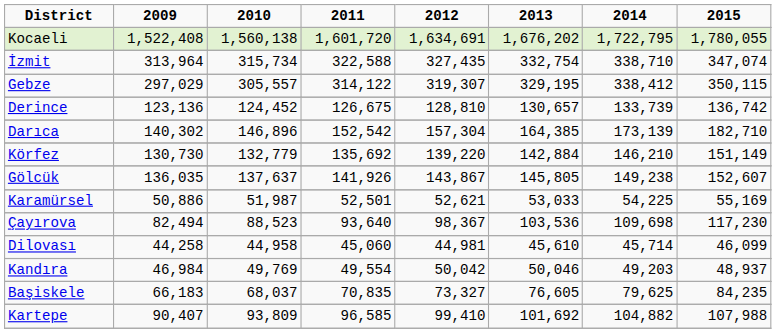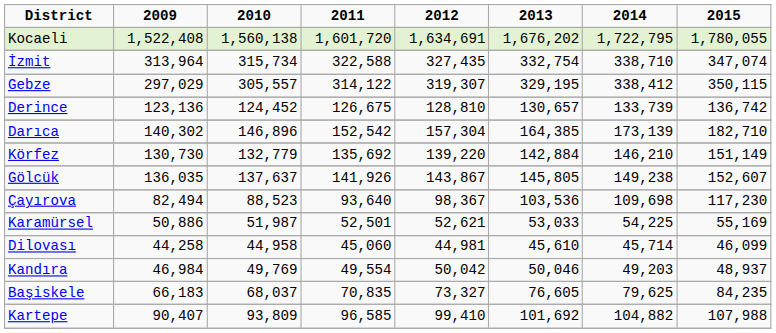rows swapped: (42, 224) <-> (50, 201)
